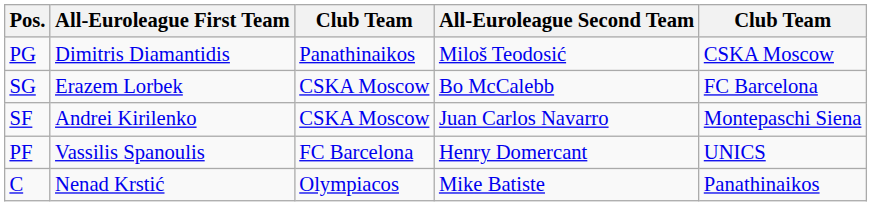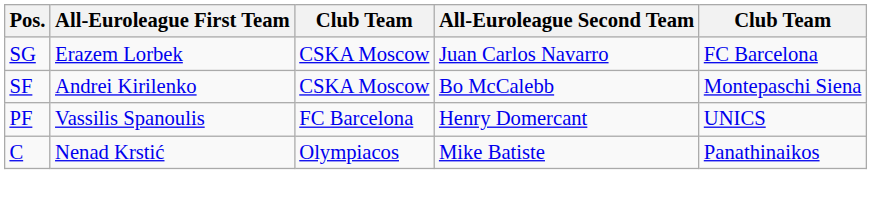- row: (23, 53)
(497, 86) Bo McCalebb -> (524, 53) Juan Carlos Navarro
(524, 119) Juan Carlos Navarro -> (497, 86) Bo McCalebb
